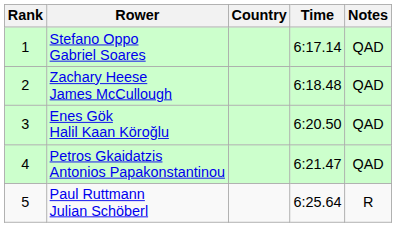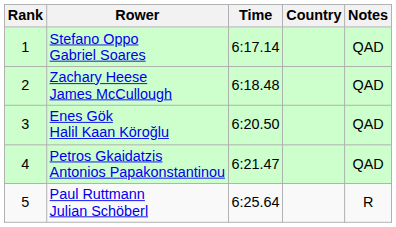columns swapped: (259, 15) <-> (317, 15)
